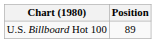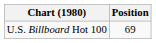(130, 30) 89 -> (130, 30) 69
